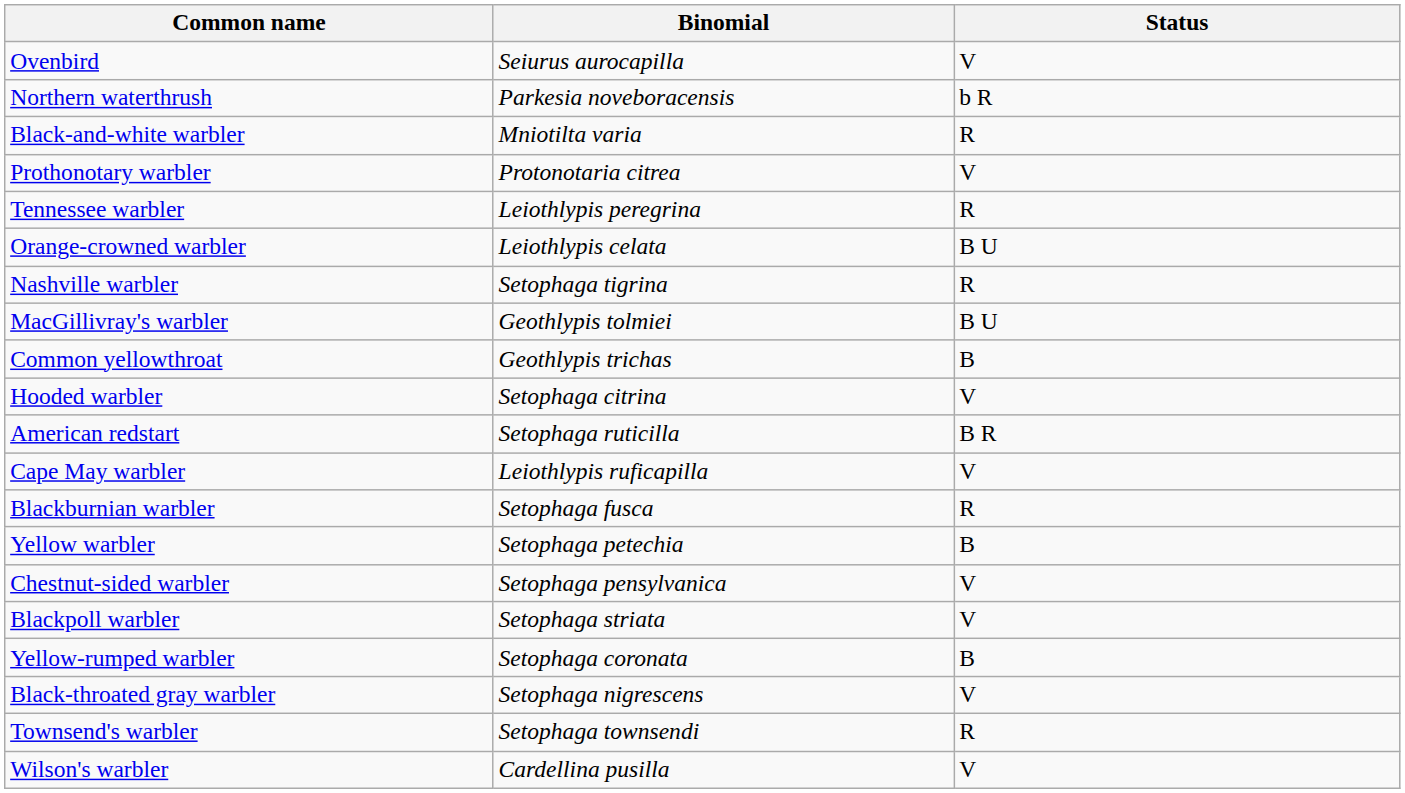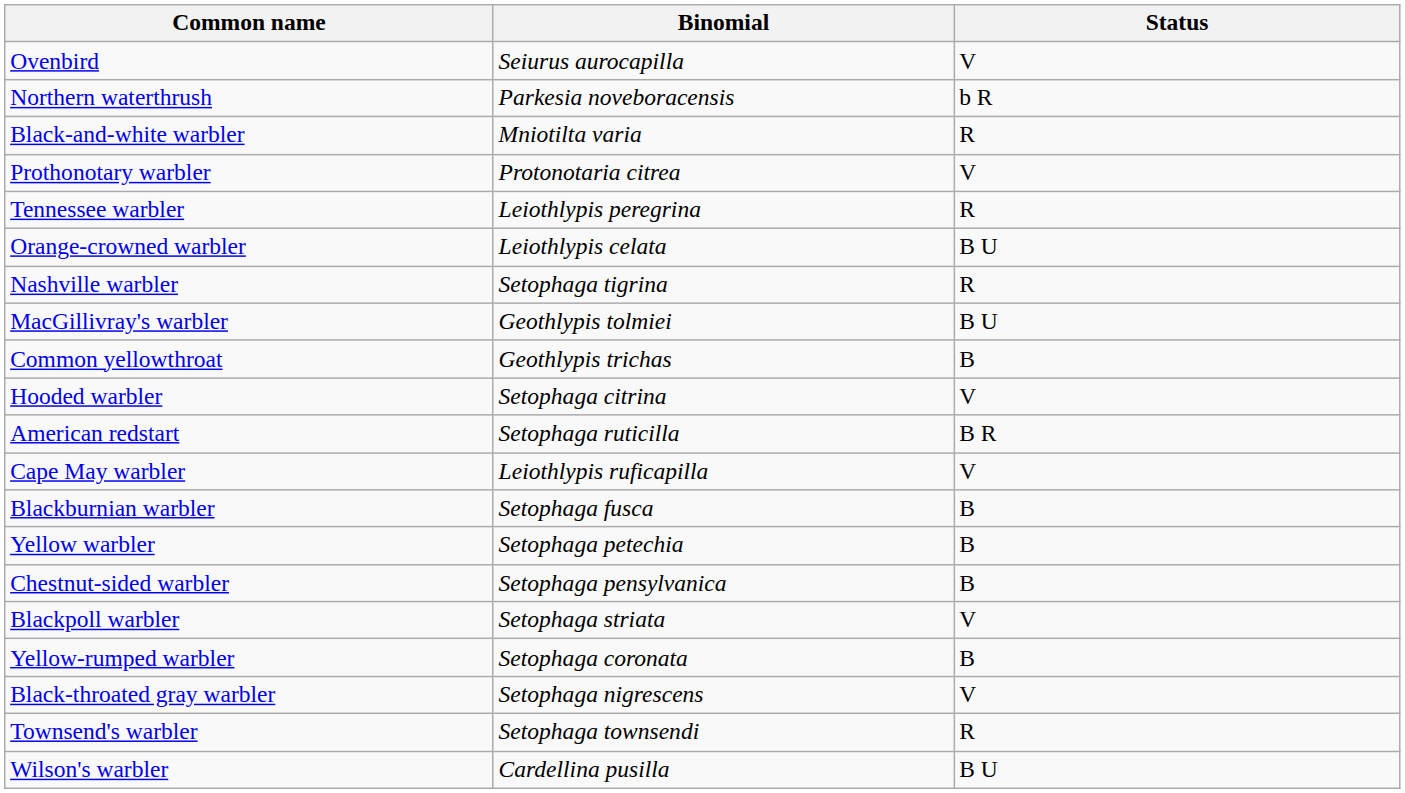(967, 508) R -> (967, 508) B
(968, 582) V -> (967, 582) B
(968, 769) V -> (978, 769) B U
